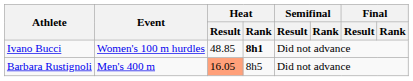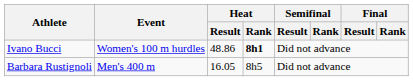(223, 48) 48.85 -> (223, 48) 48.86
(223, 66) lightsalmon background -> (223, 66) no background
